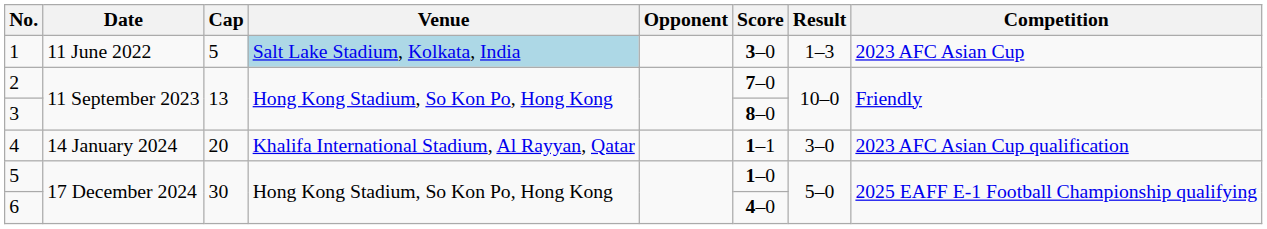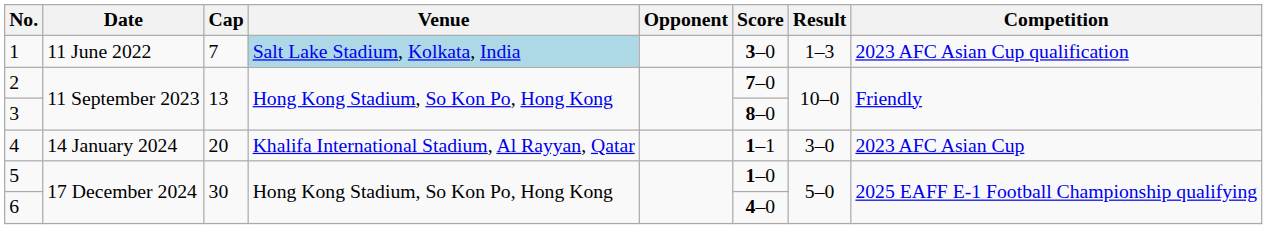(214, 51) 5 -> (214, 51) 7
(940, 51) 2023 AFC Asian Cup -> (992, 51) 2023 AFC Asian Cup qualification
(992, 144) 2023 AFC Asian Cup qualification -> (940, 144) 2023 AFC Asian Cup
